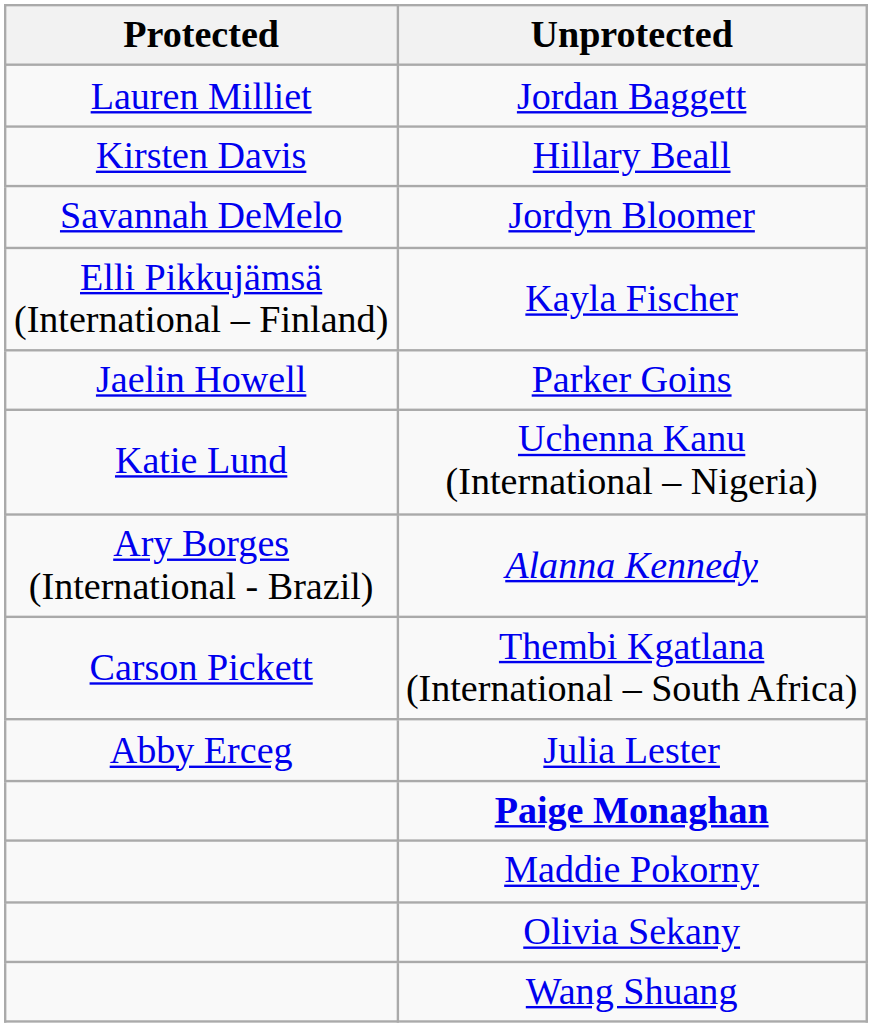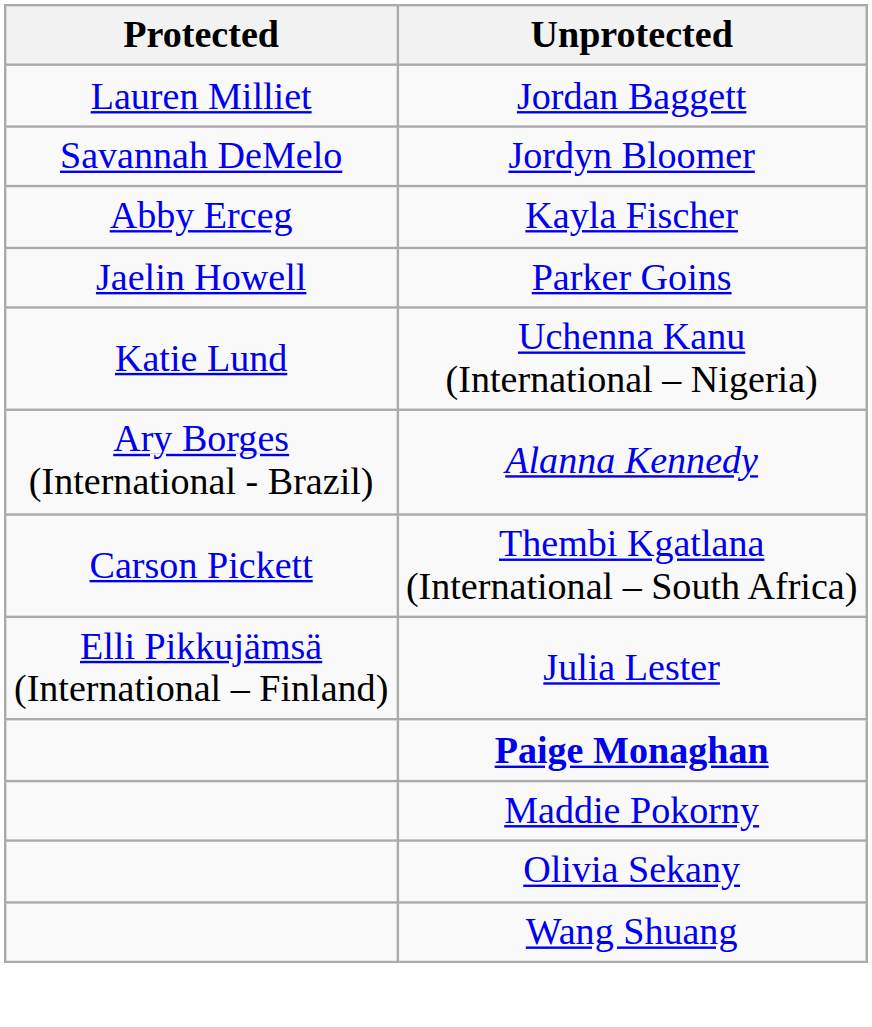- row: (632, 155)
(201, 297) Elli Pikkujämsä (International – Finland) -> (201, 215) Abby Erceg
(201, 749) Abby Erceg -> (201, 667) Elli Pikkujämsä (International – Finland)
